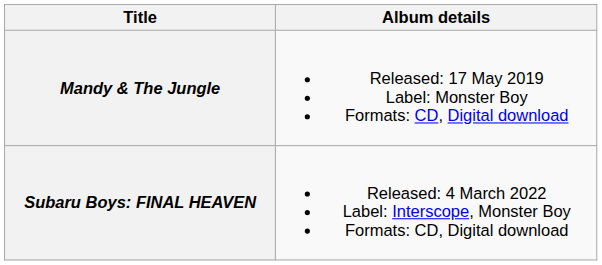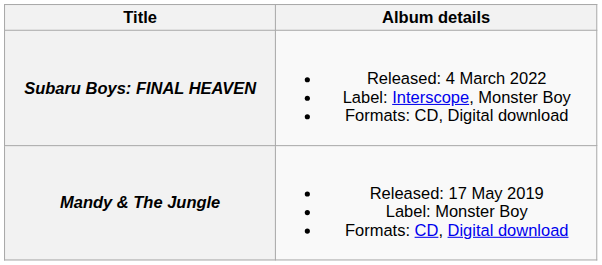rows swapped: (140, 87) <-> (140, 202)
